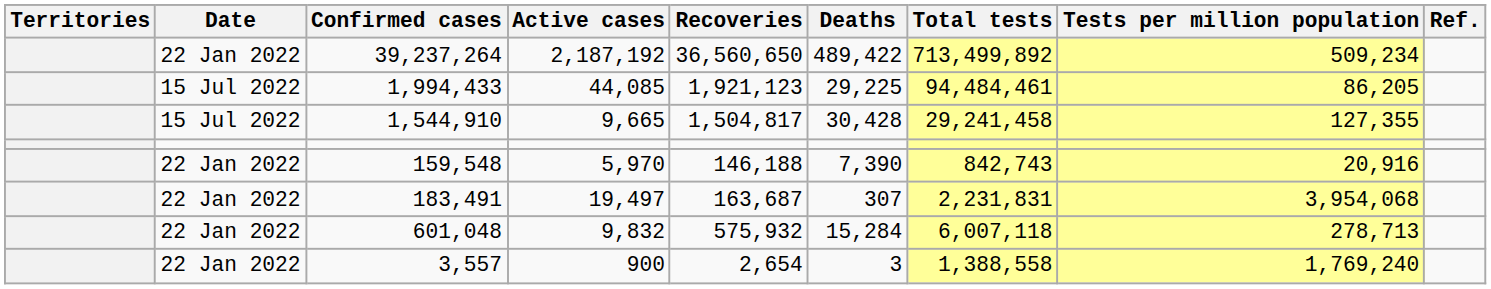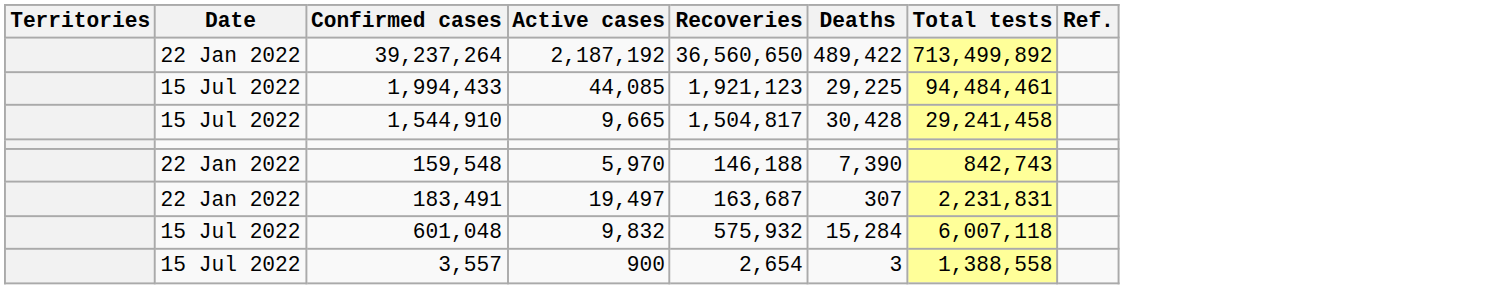- column: (1241, 22)
(231, 233) 22 Jan 2022 -> (231, 233) 15 Jul 2022
(231, 266) 22 Jan 2022 -> (231, 266) 15 Jul 2022
